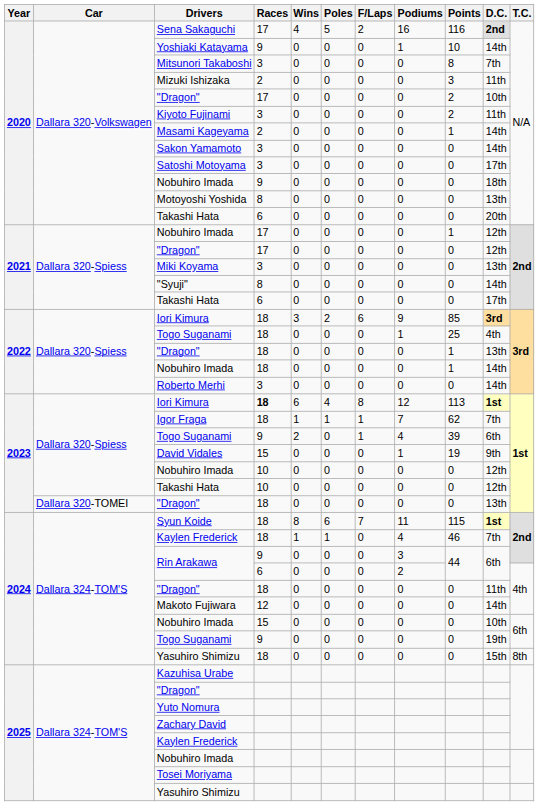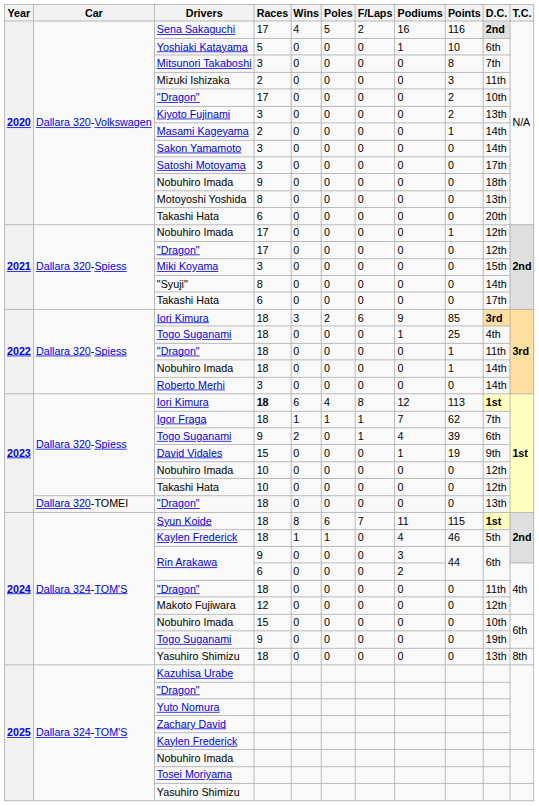(260, 46) 9 -> (260, 46) 5
(496, 46) 14th -> (493, 46) 6th
(496, 114) 11th -> (496, 114) 13th
(496, 266) 13th -> (496, 266) 15th
(496, 351) 13th -> (496, 351) 11th
(493, 537) 7th -> (493, 537) 5th
(496, 605) 14th -> (496, 605) 12th
(496, 656) 15th -> (496, 656) 13th
